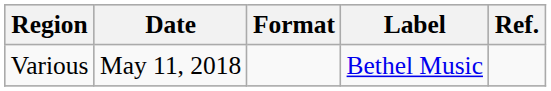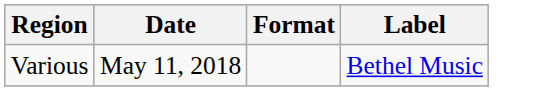- column: (517, 24)
